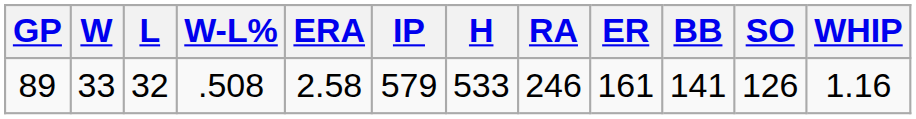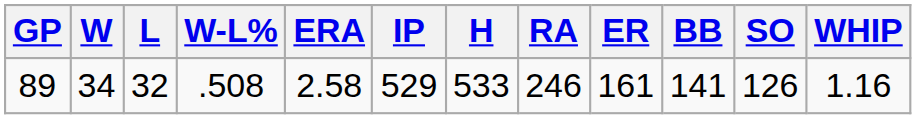(96, 85) 33 -> (96, 85) 34
(409, 85) 579 -> (409, 85) 529
